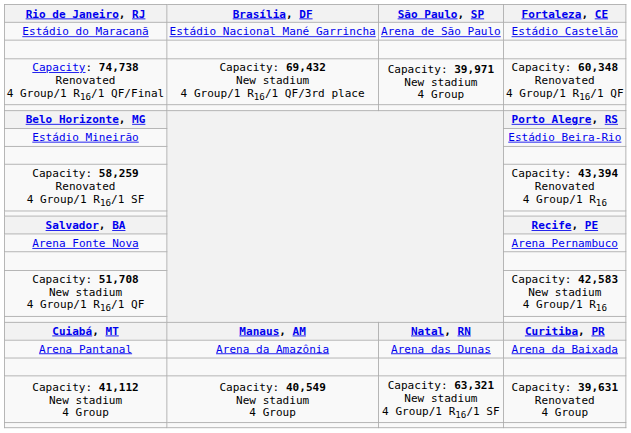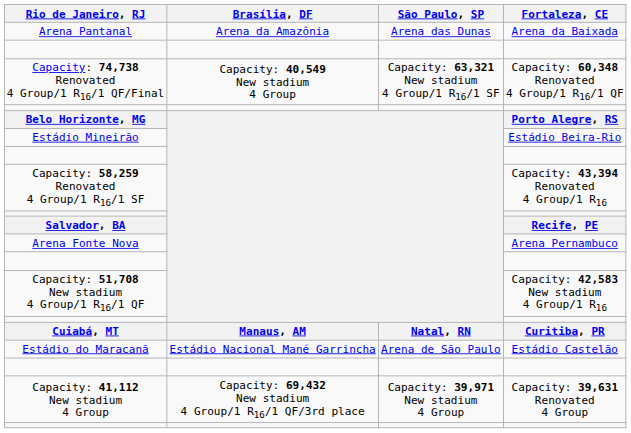rows swapped: (86, 31) <-> (86, 349)
(273, 82) Capacity: 69,432 New stadium 4 Group/1 R16/1 QF/3rd place -> (273, 82) Capacity: 40,549 New stadium 4 Group
(441, 82) Capacity: 39,971 New stadium 4 Group -> (441, 82) Capacity: 63,321 New stadium 4 Group/1 R16/1 SF
(273, 399) Capacity: 40,549 New stadium 4 Group -> (273, 399) Capacity: 69,432 New stadium 4 Group/1 R16/1 QF/3rd place
(441, 399) Capacity: 63,321 New stadium 4 Group/1 R16/1 SF -> (441, 399) Capacity: 39,971 New stadium 4 Group
